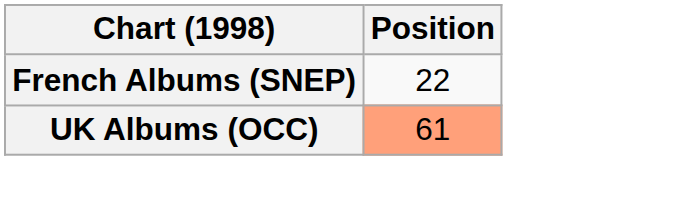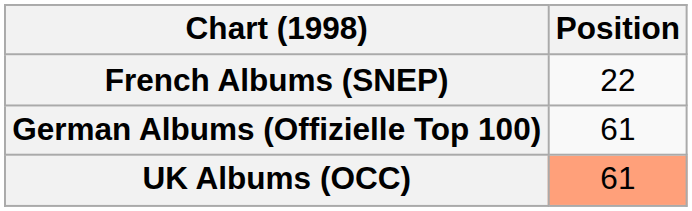+ row: (277, 129)
